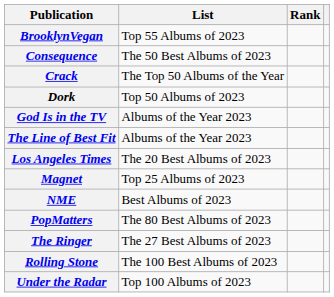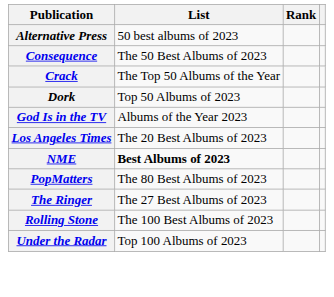+ row: (62, 35)
- row: (61, 35)
- row: (61, 138)
- row: (61, 179)
(176, 199) normal -> (174, 158) bold
